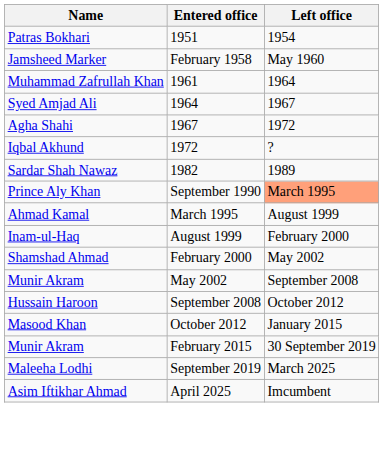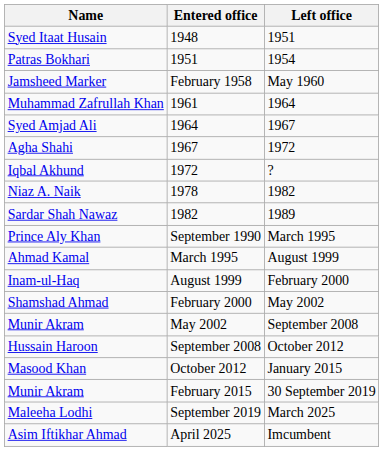+ row: (184, 37)
+ row: (184, 192)
(301, 192) lightsalmon background -> (301, 236) no background
